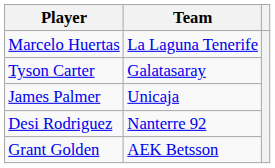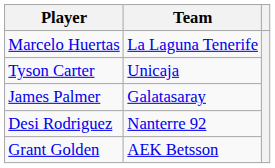(167, 70) Galatasaray -> (153, 70) Unicaja
(153, 96) Unicaja -> (167, 96) Galatasaray
